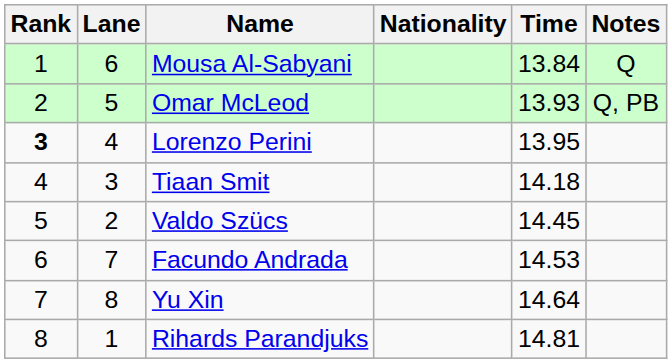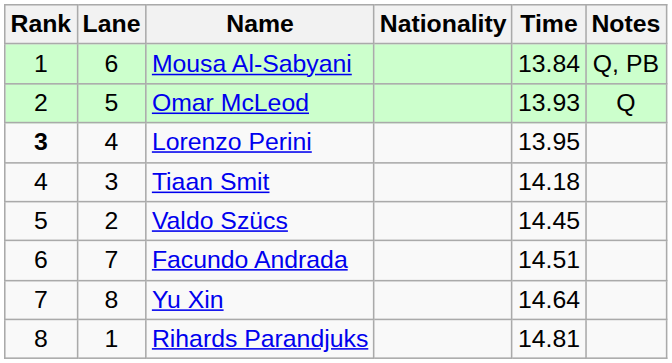(626, 63) Q -> (626, 63) Q, PB
(626, 102) Q, PB -> (626, 102) Q
(549, 260) 14.53 -> (549, 260) 14.51
